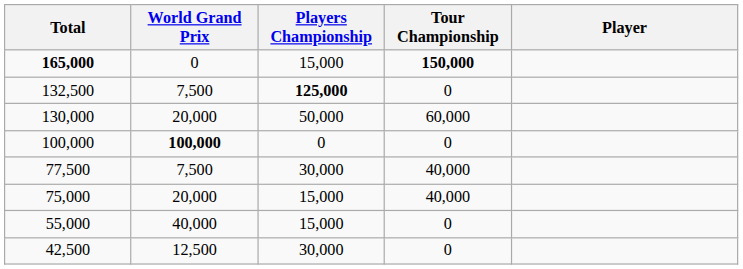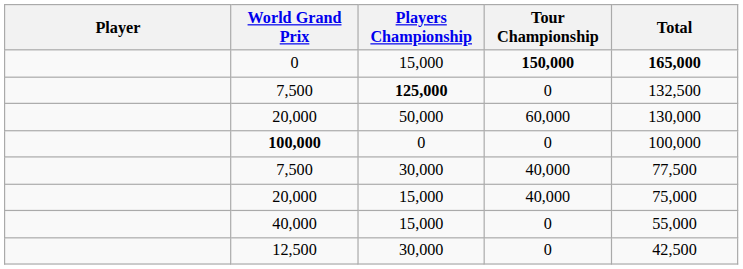columns swapped: (625, 26) <-> (68, 26)
